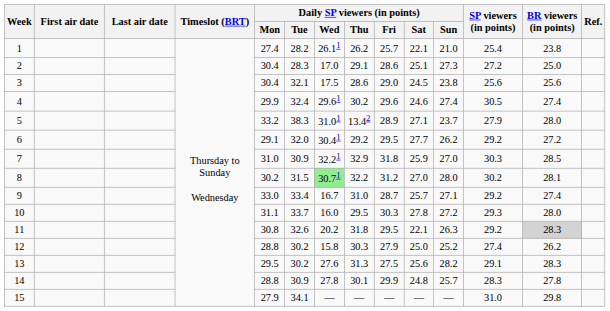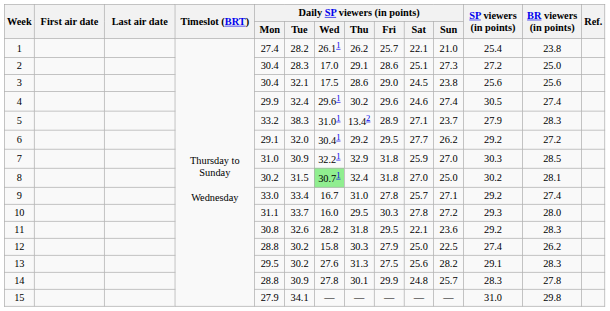(552, 120) 28.0 -> (552, 120) 28.3
(359, 178) 32.2 -> (359, 178) 32.4
(389, 178) 31.2 -> (389, 178) 31.8
(449, 178) 28.0 -> (449, 178) 25.0
(389, 196) 28.7 -> (389, 196) 27.8
(329, 230) 20.2 -> (329, 230) 28.2
(449, 230) 26.3 -> (449, 230) 23.6
(552, 230) lightgrey background -> (552, 230) no background
(449, 247) 25.2 -> (449, 247) 22.5
